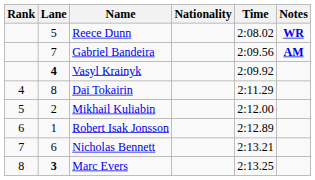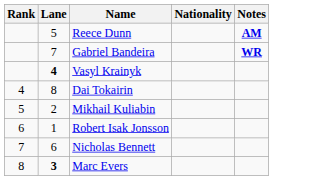- column: (255, 14)
(294, 33) WR -> (252, 33) AM
(294, 52) AM -> (252, 52) WR
